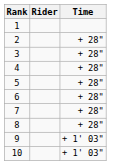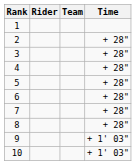+ column: (72, 11)
